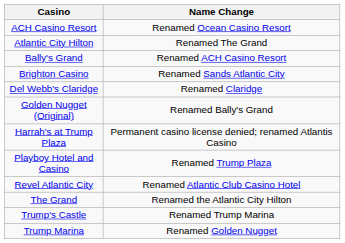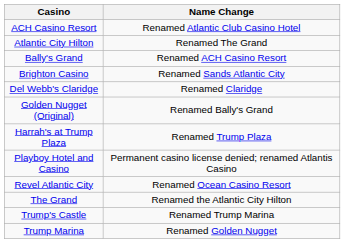(221, 27) Renamed Ocean Casino Resort -> (222, 27) Renamed Atlantic Club Casino Hotel
(222, 137) Permanent casino license denied; renamed Atlantis Casino -> (221, 137) Renamed Trump Plaza
(221, 163) Renamed Trump Plaza -> (222, 163) Permanent casino license denied; renamed Atlantis Casino
(222, 184) Renamed Atlantic Club Casino Hotel -> (221, 184) Renamed Ocean Casino Resort
